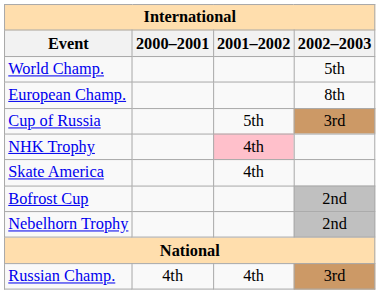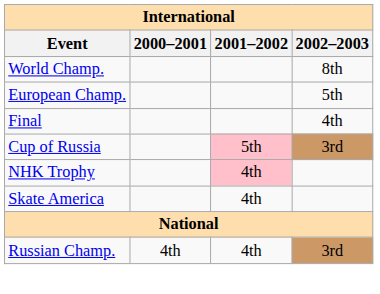(335, 69) 5th -> (332, 69) 8th
(335, 95) 8th -> (332, 95) 5th
+ row: (25, 120)
(254, 120) no background -> (251, 146) pink background
- row: (48, 198)
- row: (68, 224)
